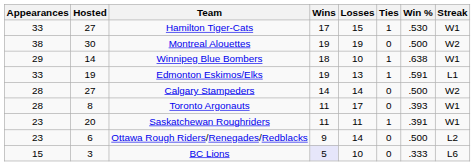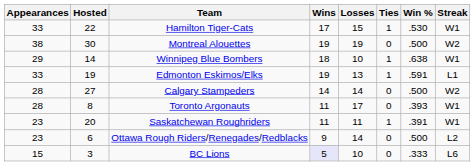(90, 28) 27 -> (90, 28) 22
